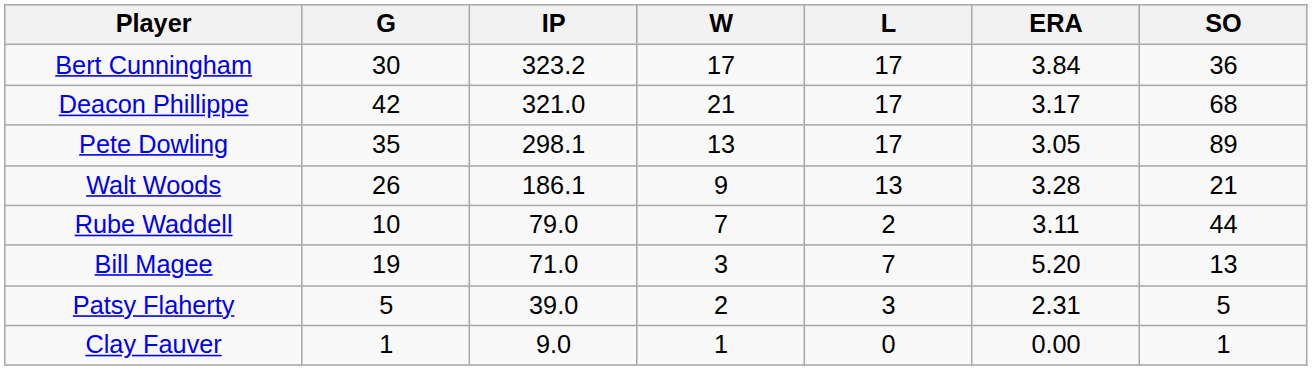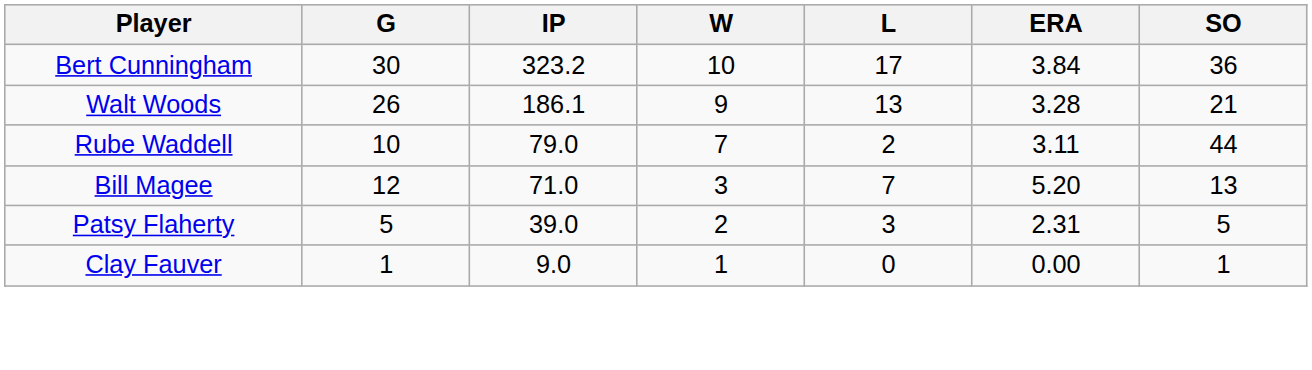(721, 64) 17 -> (721, 64) 10
- row: (154, 104)
- row: (154, 144)
(386, 265) 19 -> (386, 184) 12
